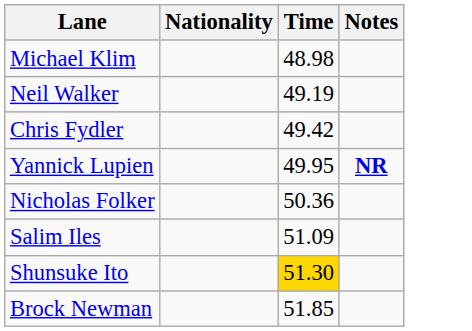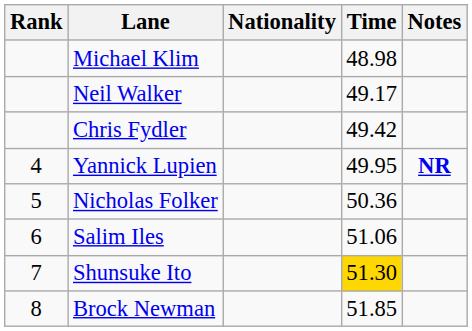+ column: (36, 22)
(309, 93) 49.19 -> (372, 93) 49.17
(309, 237) 51.09 -> (372, 237) 51.06
